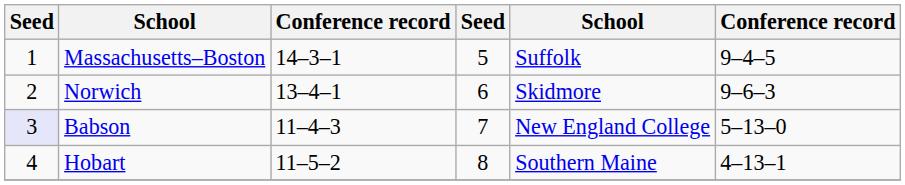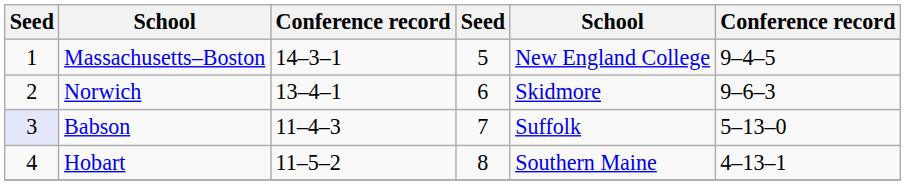(548, 57) Suffolk -> (613, 57) New England College
(613, 127) New England College -> (548, 127) Suffolk
